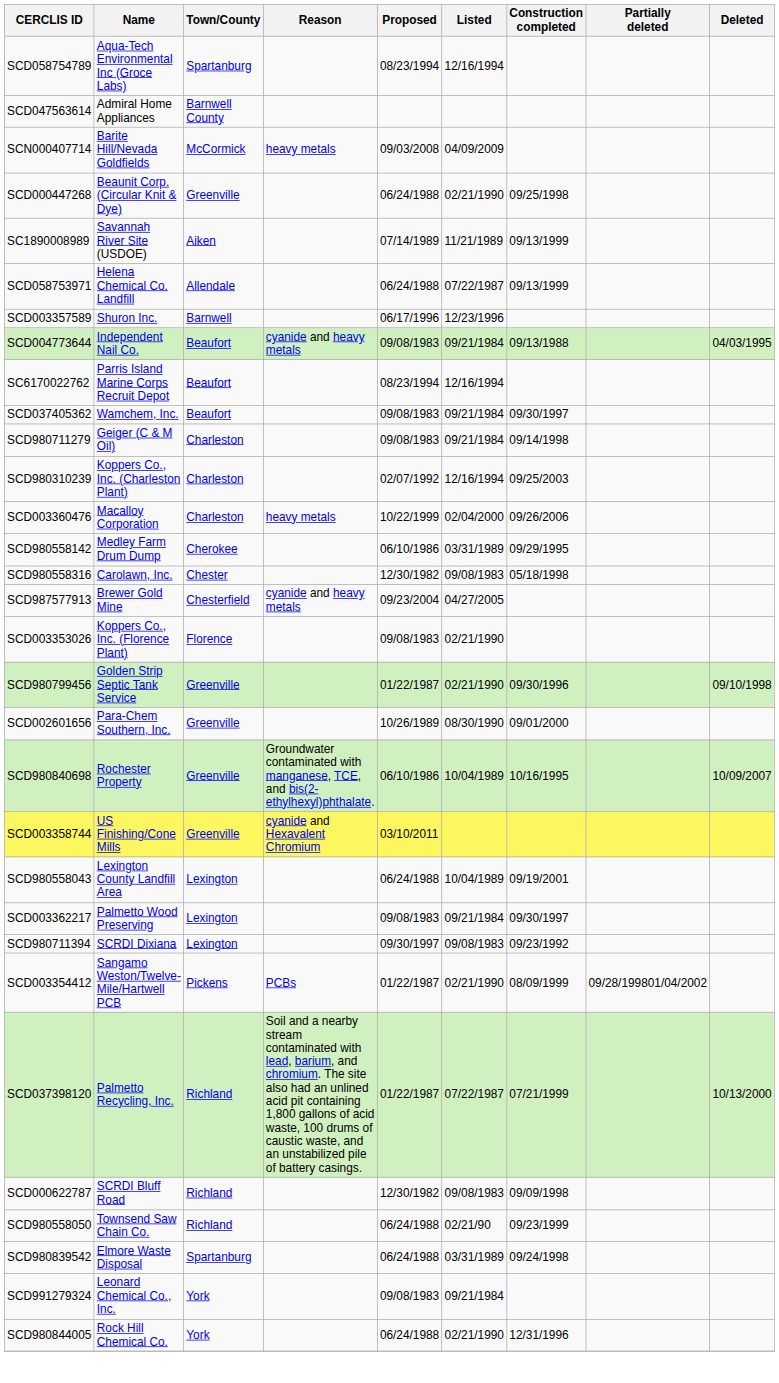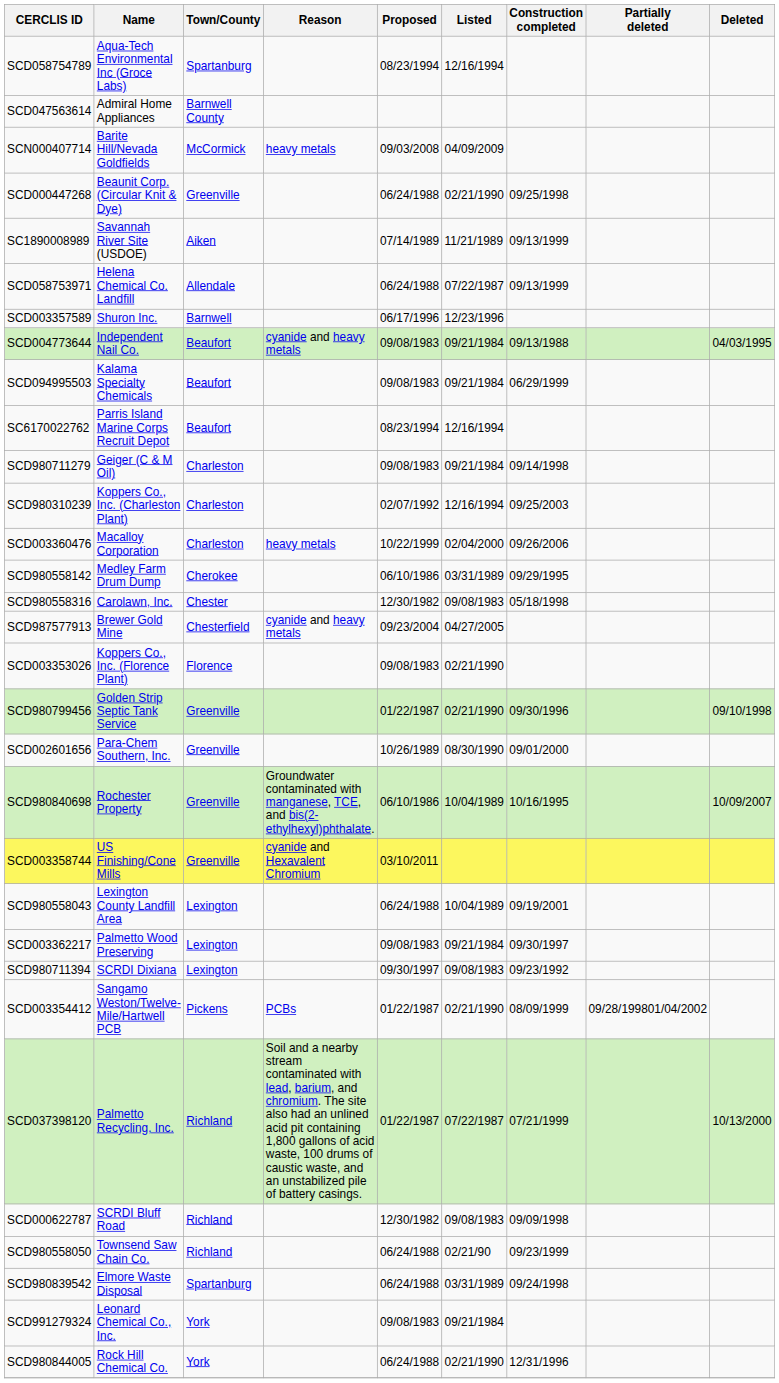+ row: (49, 382)
- row: (49, 414)
